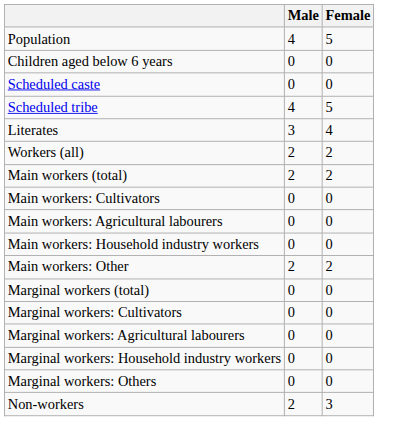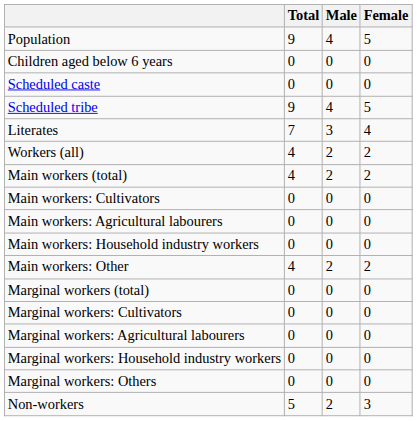+ column: (303, 15)
